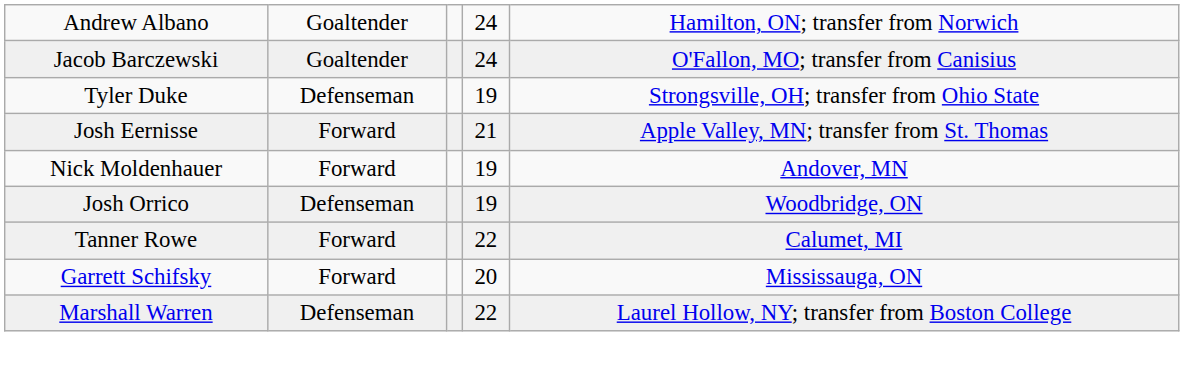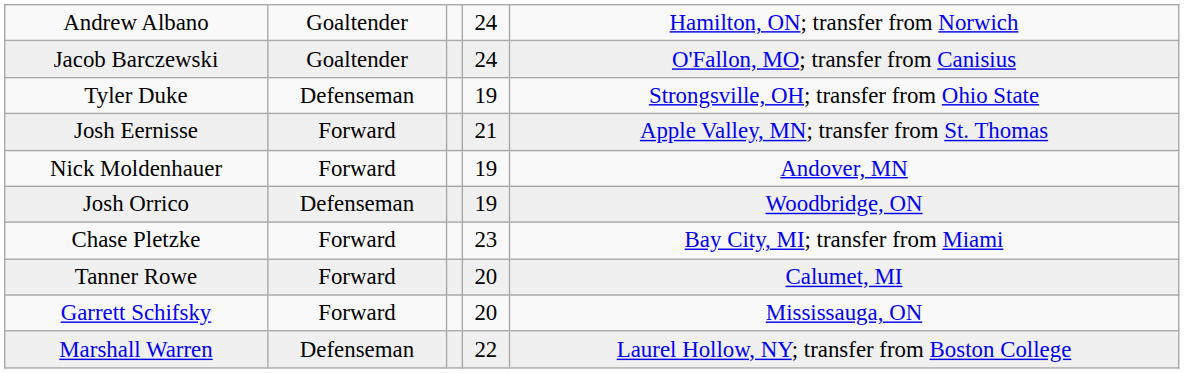+ row: (136, 240)
(486, 240) 22 -> (486, 276) 20
